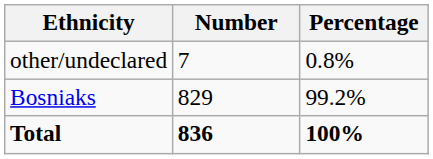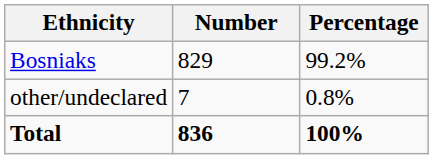rows swapped: (53, 97) <-> (89, 60)
